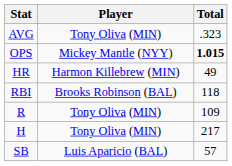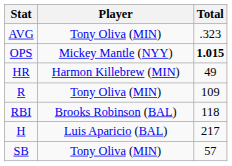rows swapped: (21, 92) <-> (21, 111)
(116, 131) Tony Oliva (MIN) -> (116, 131) Luis Aparicio (BAL)
(116, 151) Luis Aparicio (BAL) -> (116, 151) Tony Oliva (MIN)
